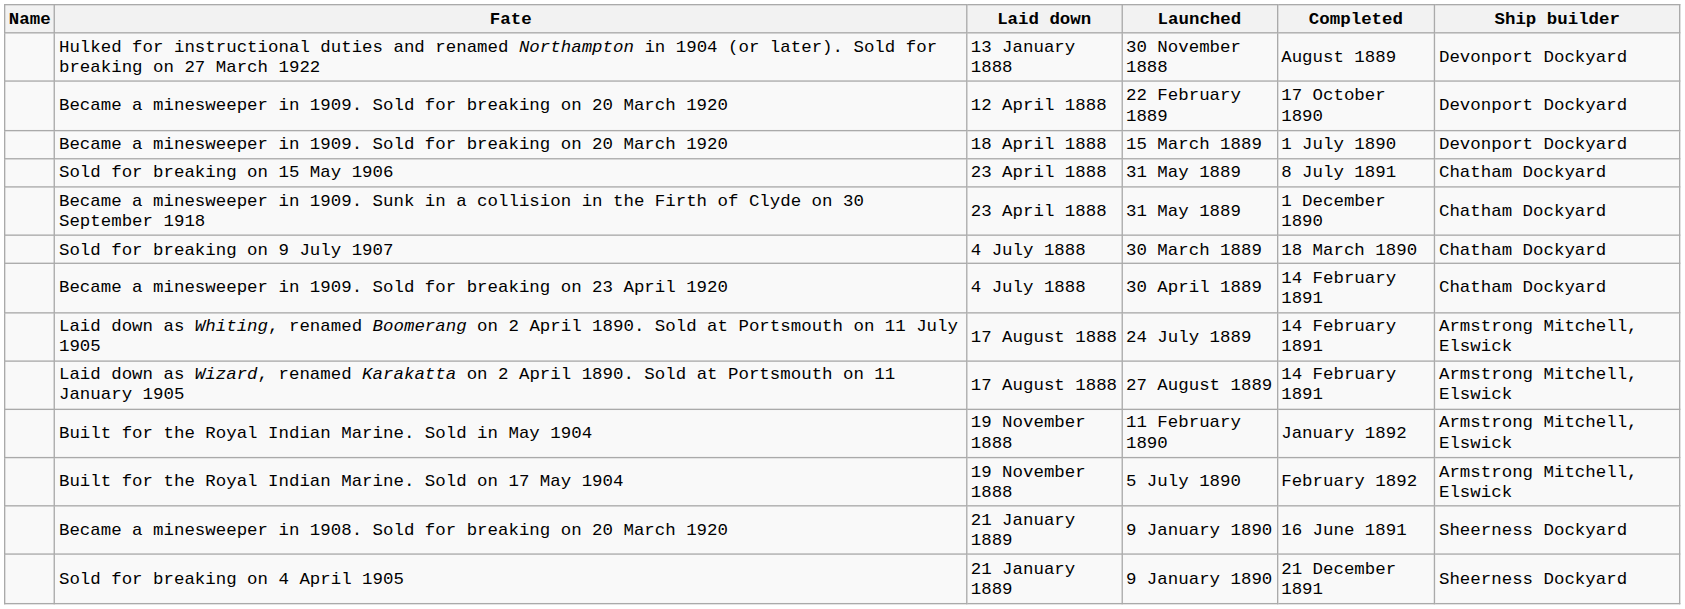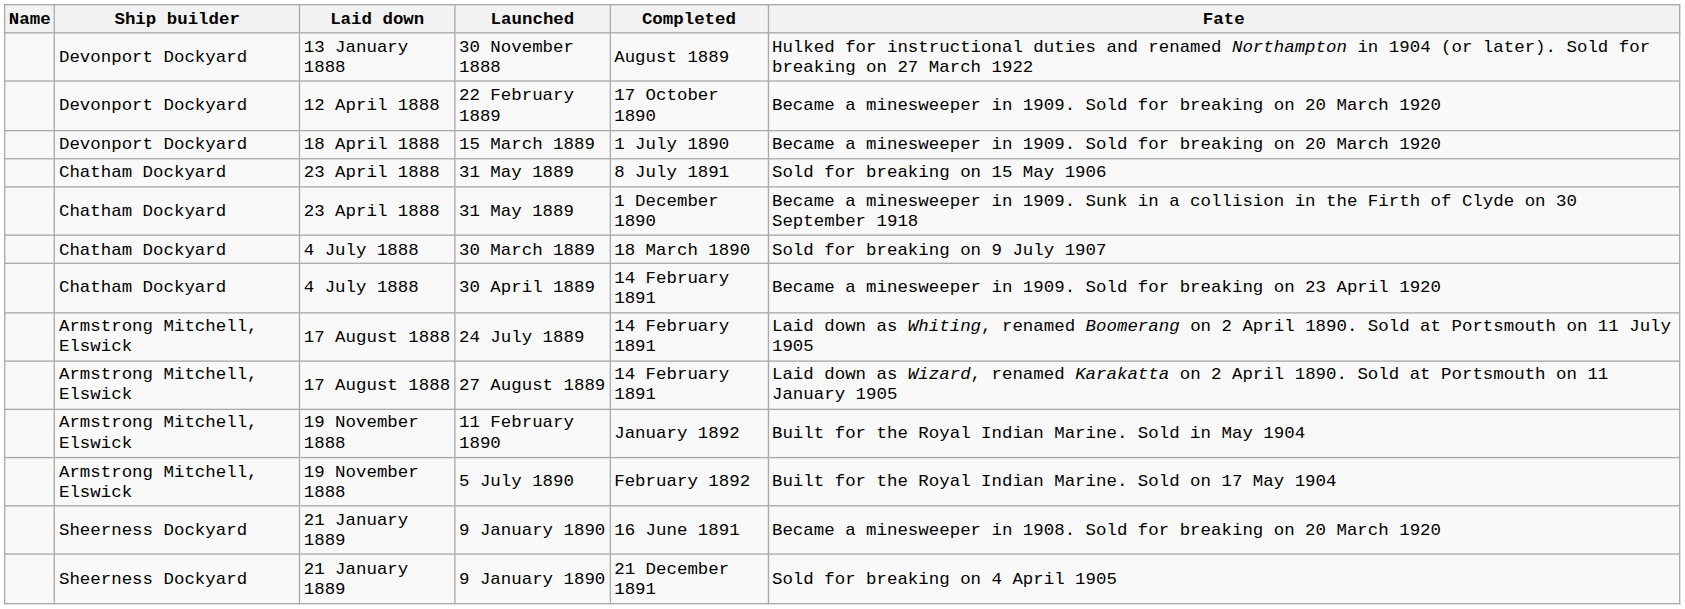columns swapped: (1557, 19) <-> (511, 19)
